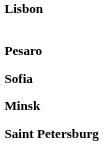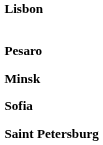rows swapped: (19, 78) <-> (22, 106)
